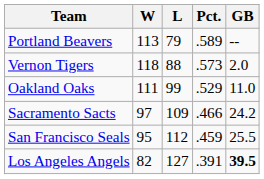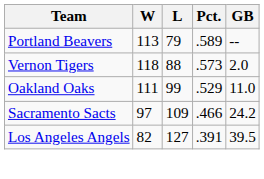- row: (69, 137)
(243, 161) bold -> (243, 137) normal
